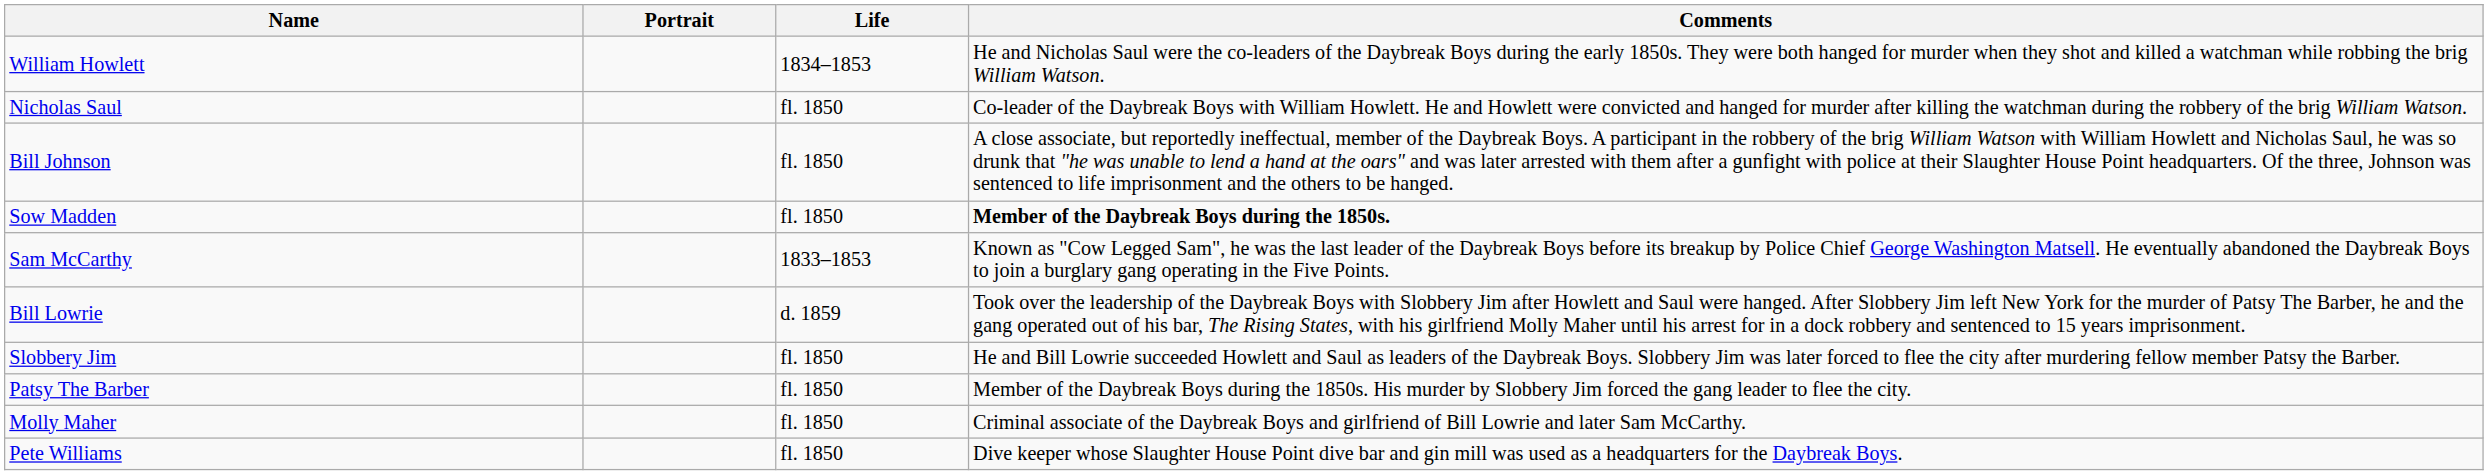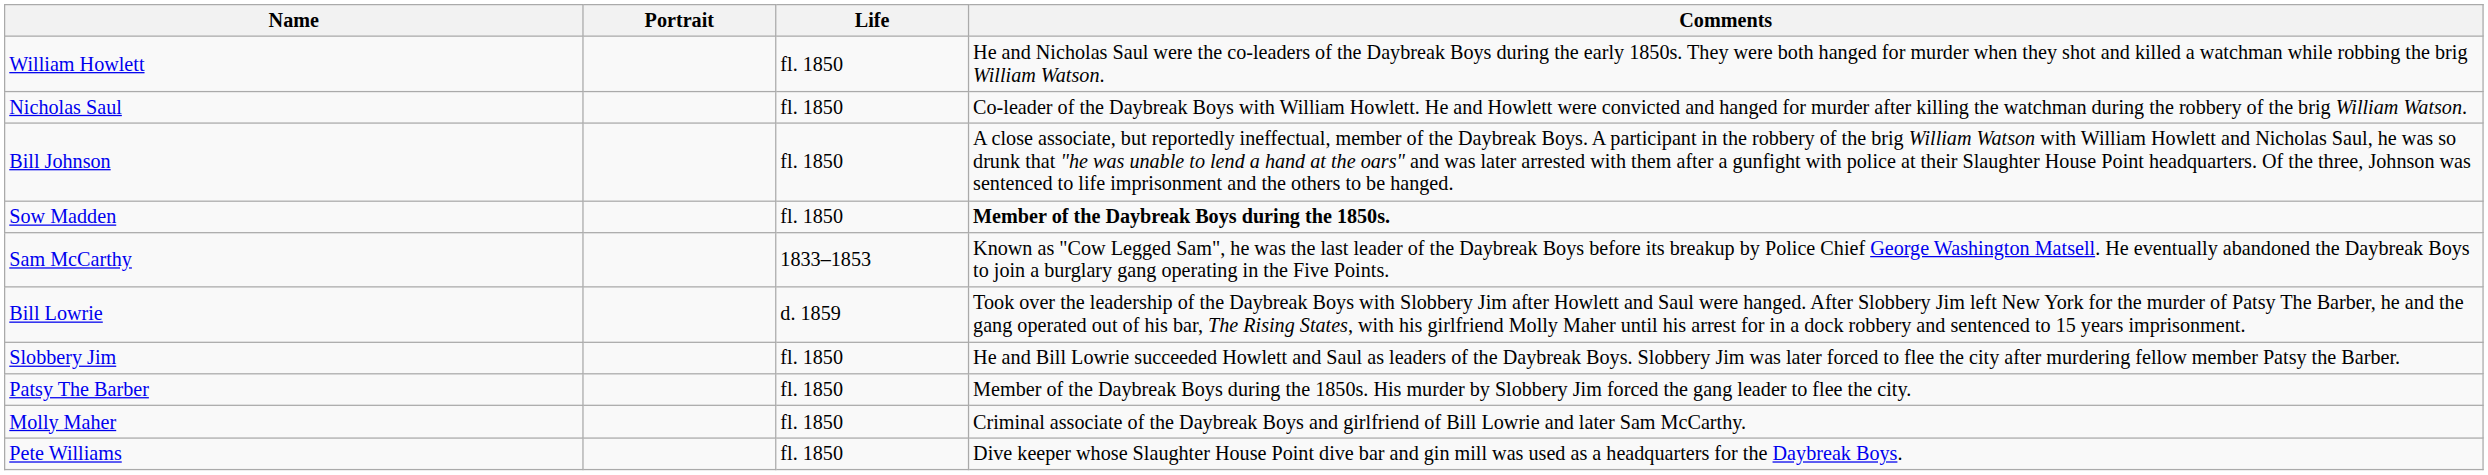(826, 63) 1834–1853 -> (812, 63) fl. 1850
